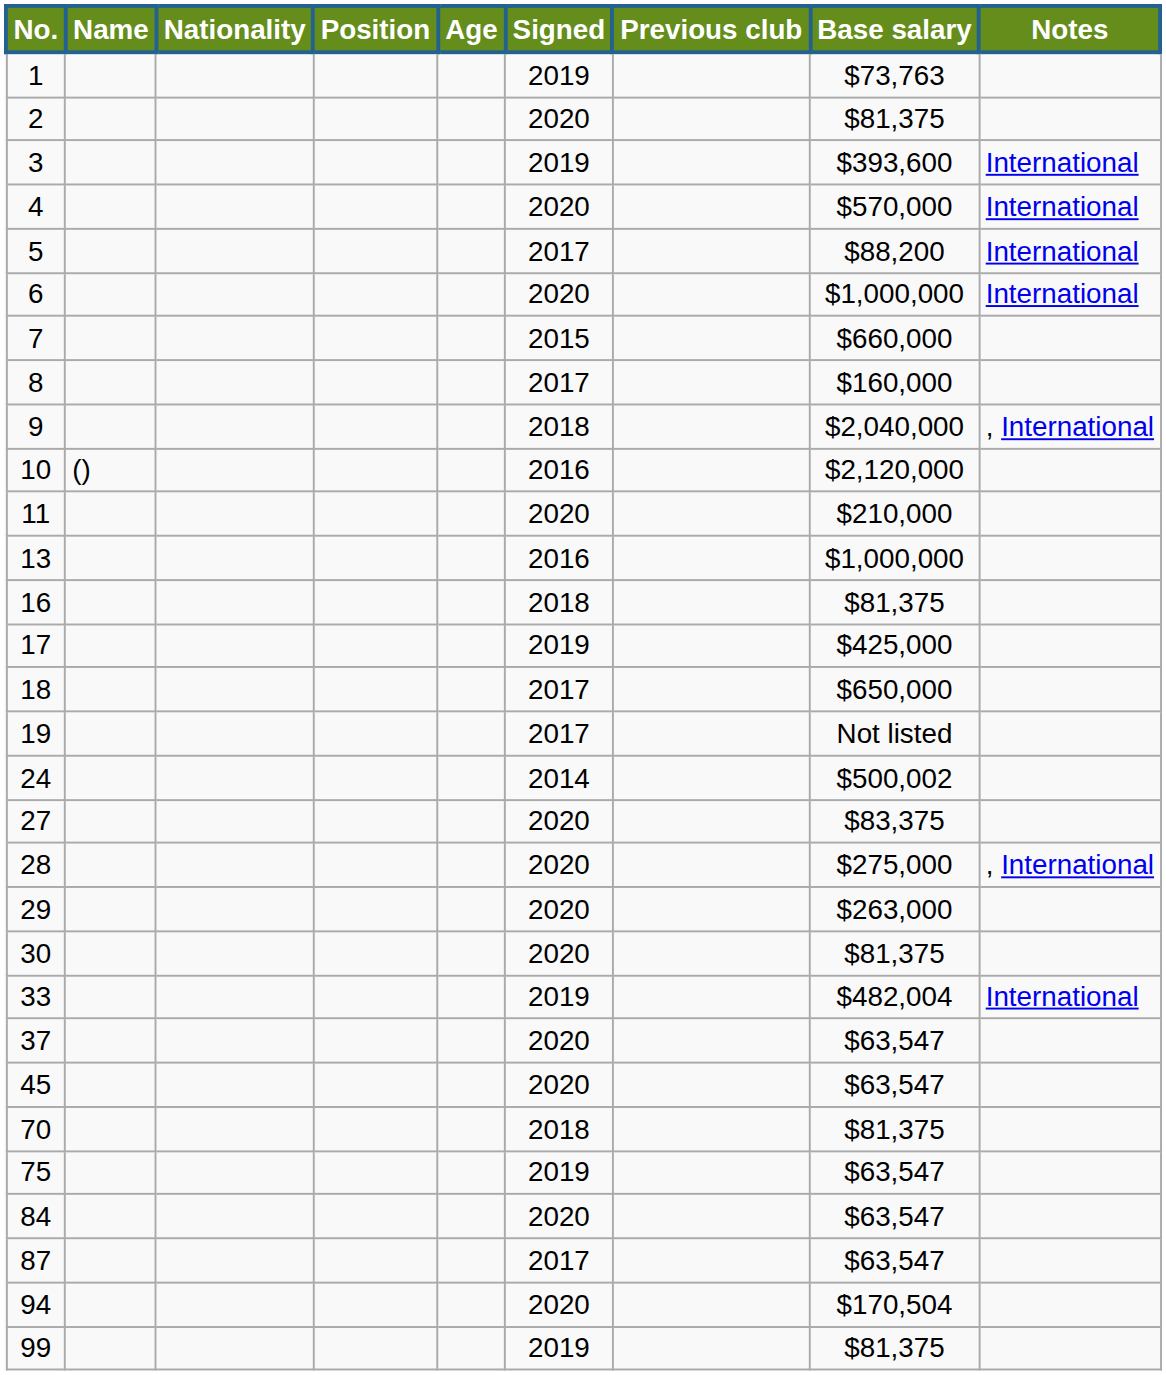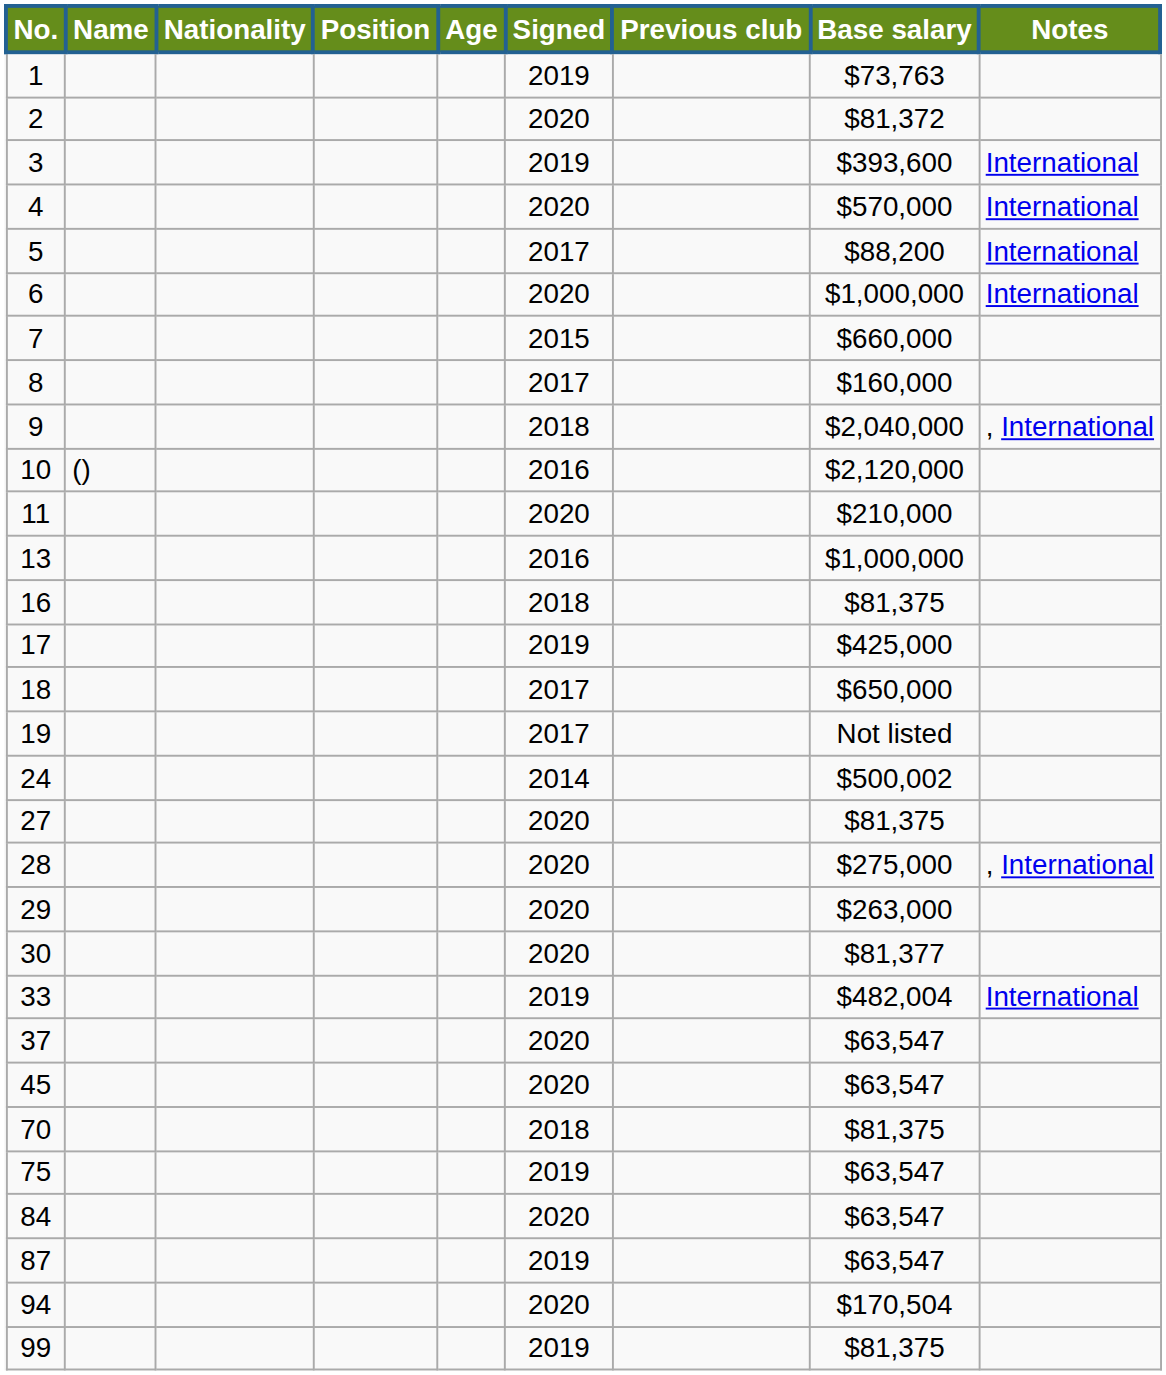(894, 119) $81,375 -> (894, 119) $81,372
(894, 822) $83,375 -> (894, 822) $81,375
(894, 953) $81,375 -> (894, 953) $81,377
(559, 1261) 2017 -> (559, 1261) 2019
